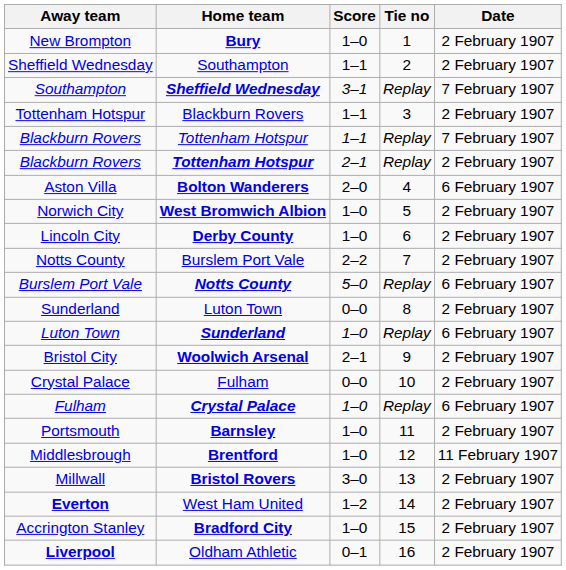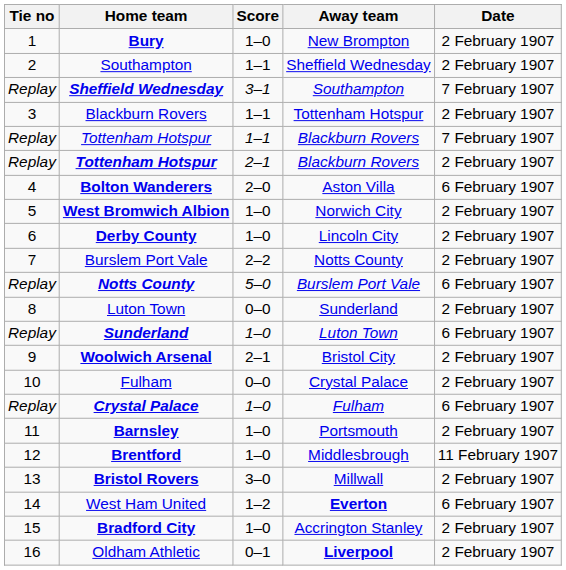columns swapped: (407, 16) <-> (80, 16)
(498, 503) 2 February 1907 -> (498, 503) 6 February 1907
